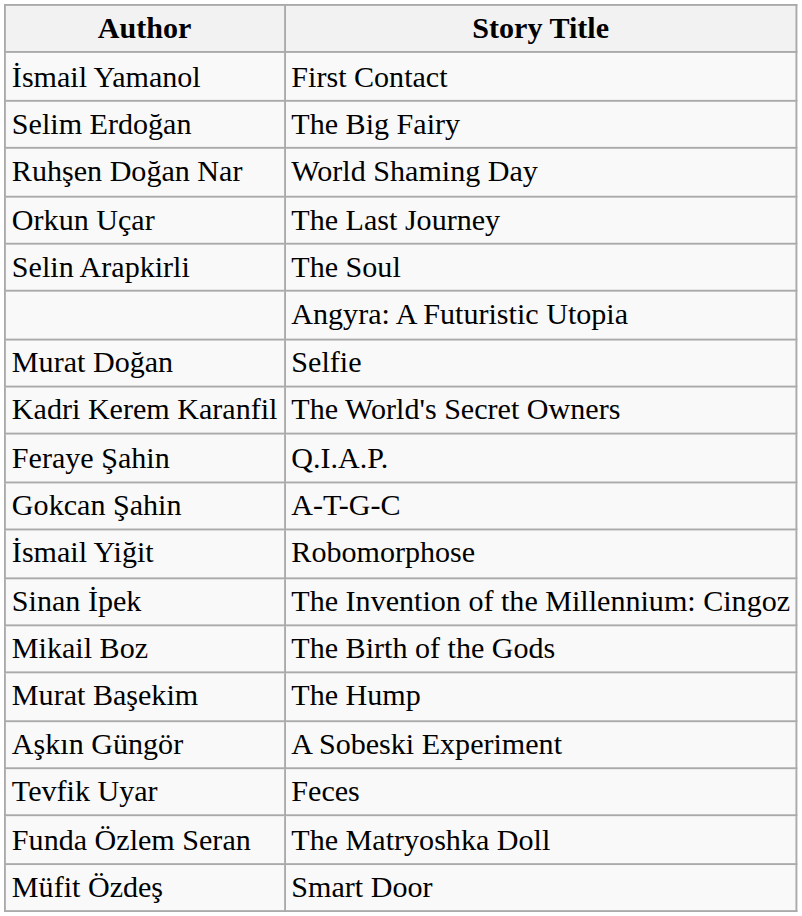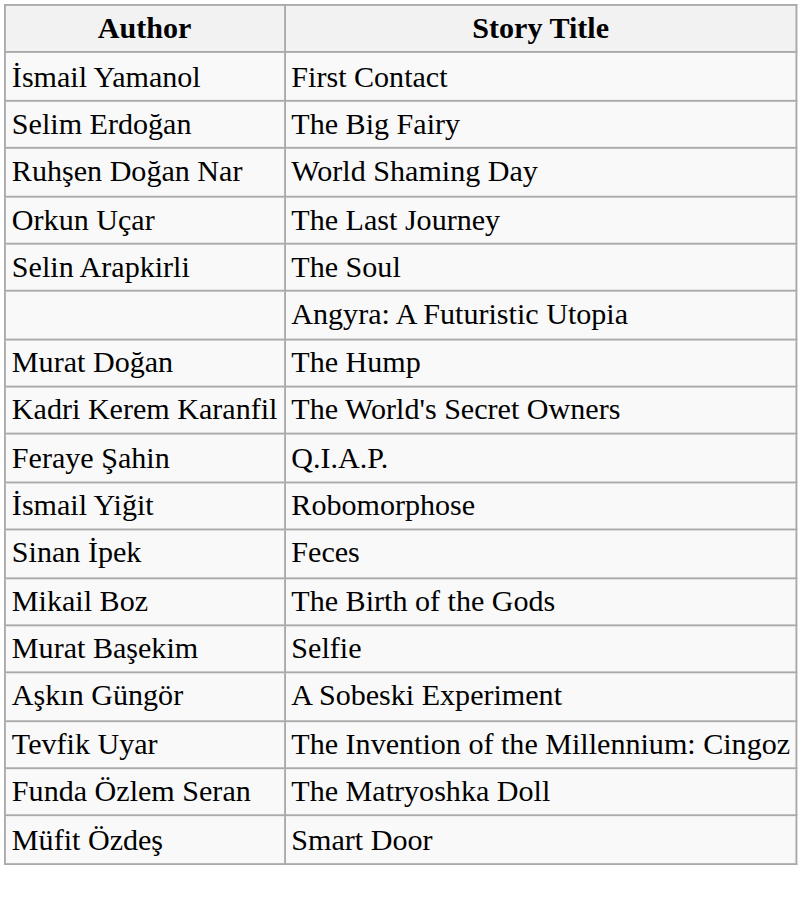(326, 362) Selfie -> (356, 362) The Hump
- row: (97, 505)
(541, 600) The Invention of the Millennium: Cingoz -> (326, 553) Feces
(356, 696) The Hump -> (326, 648) Selfie
(326, 791) Feces -> (541, 743) The Invention of the Millennium: Cingoz
